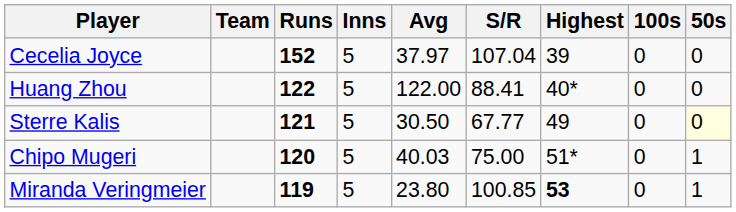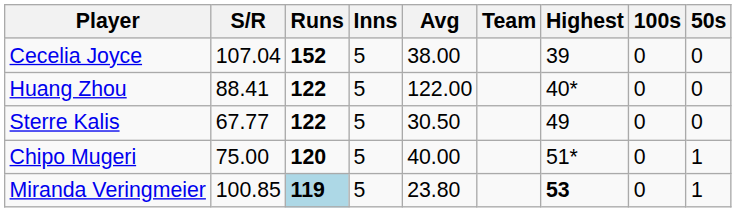columns swapped: (243, 21) <-> (504, 21)
(423, 55) 37.97 -> (434, 55) 38.00
(297, 122) 121 -> (308, 122) 122
(697, 122) lightyellow background -> (697, 122) no background
(423, 156) 40.03 -> (434, 156) 40.00
(297, 190) no background -> (308, 190) lightblue background
